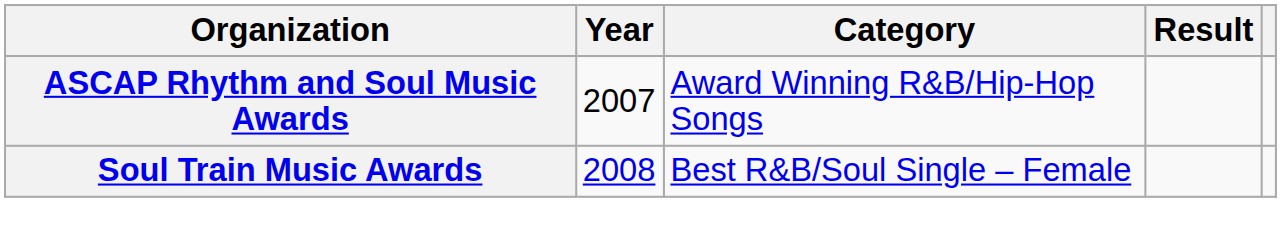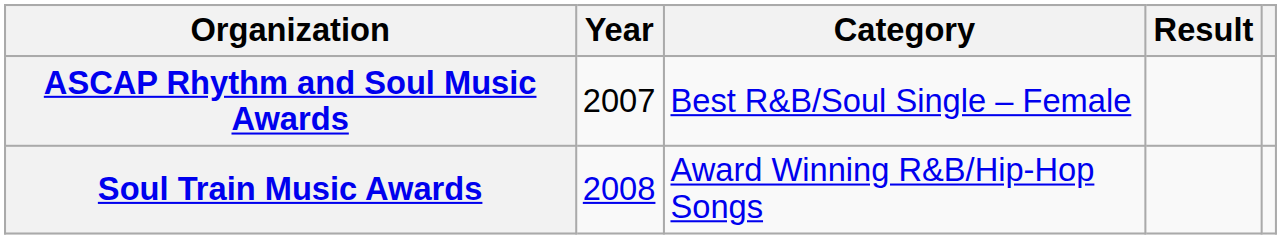(882, 100) Award Winning R&B/Hip-Hop Songs -> (901, 100) Best R&B/Soul Single – Female
(901, 170) Best R&B/Soul Single – Female -> (882, 188) Award Winning R&B/Hip-Hop Songs
